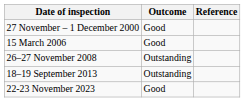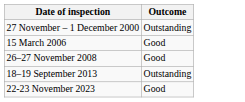- column: (217, 12)
(154, 27) Good -> (167, 27) Outstanding
(167, 58) Outstanding -> (154, 58) Good
